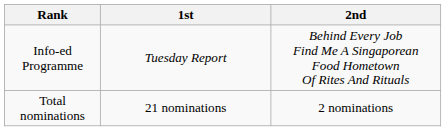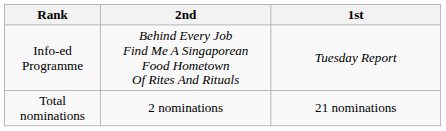columns swapped: (186, 14) <-> (356, 14)
